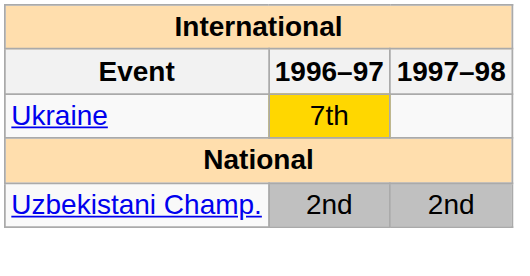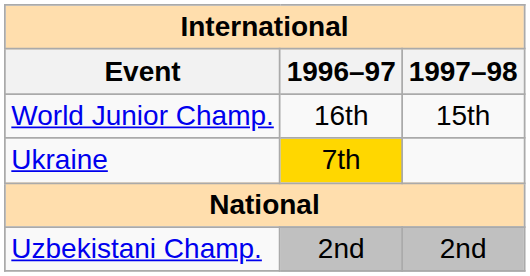+ row: (143, 115)
